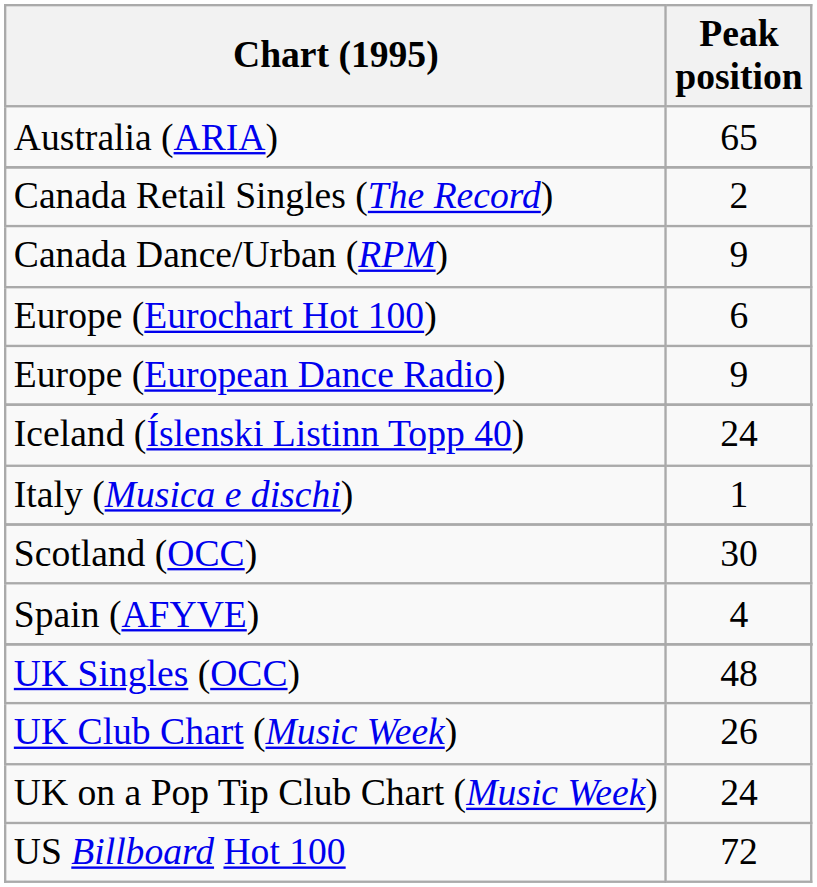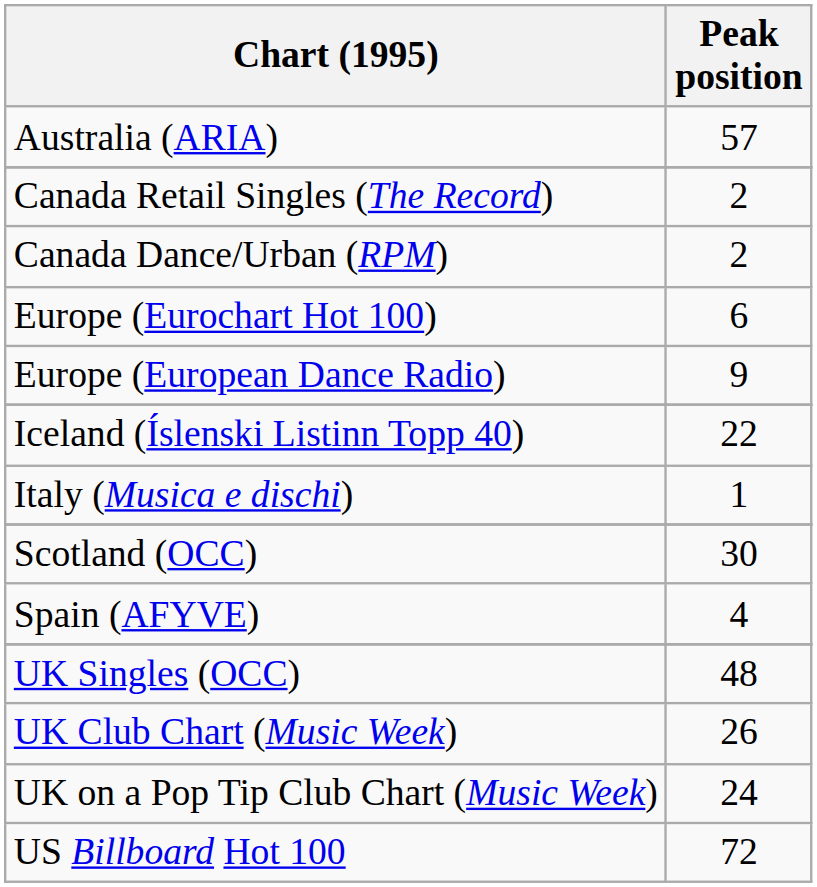(739, 136) 65 -> (739, 136) 57
(739, 255) 9 -> (739, 255) 2
(739, 434) 24 -> (739, 434) 22
